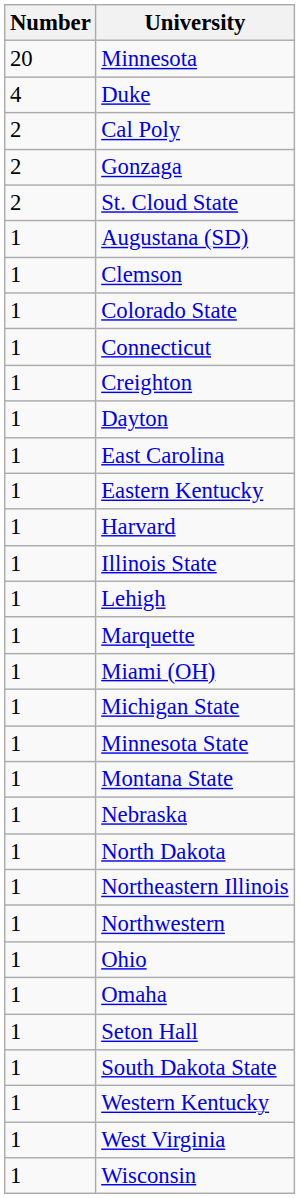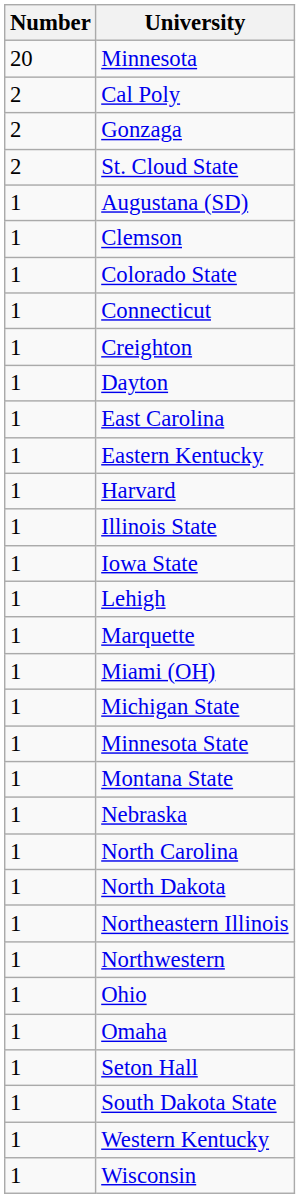- row: (126, 94)
+ row: (149, 563)
+ row: (170, 851)
- row: (163, 1139)
